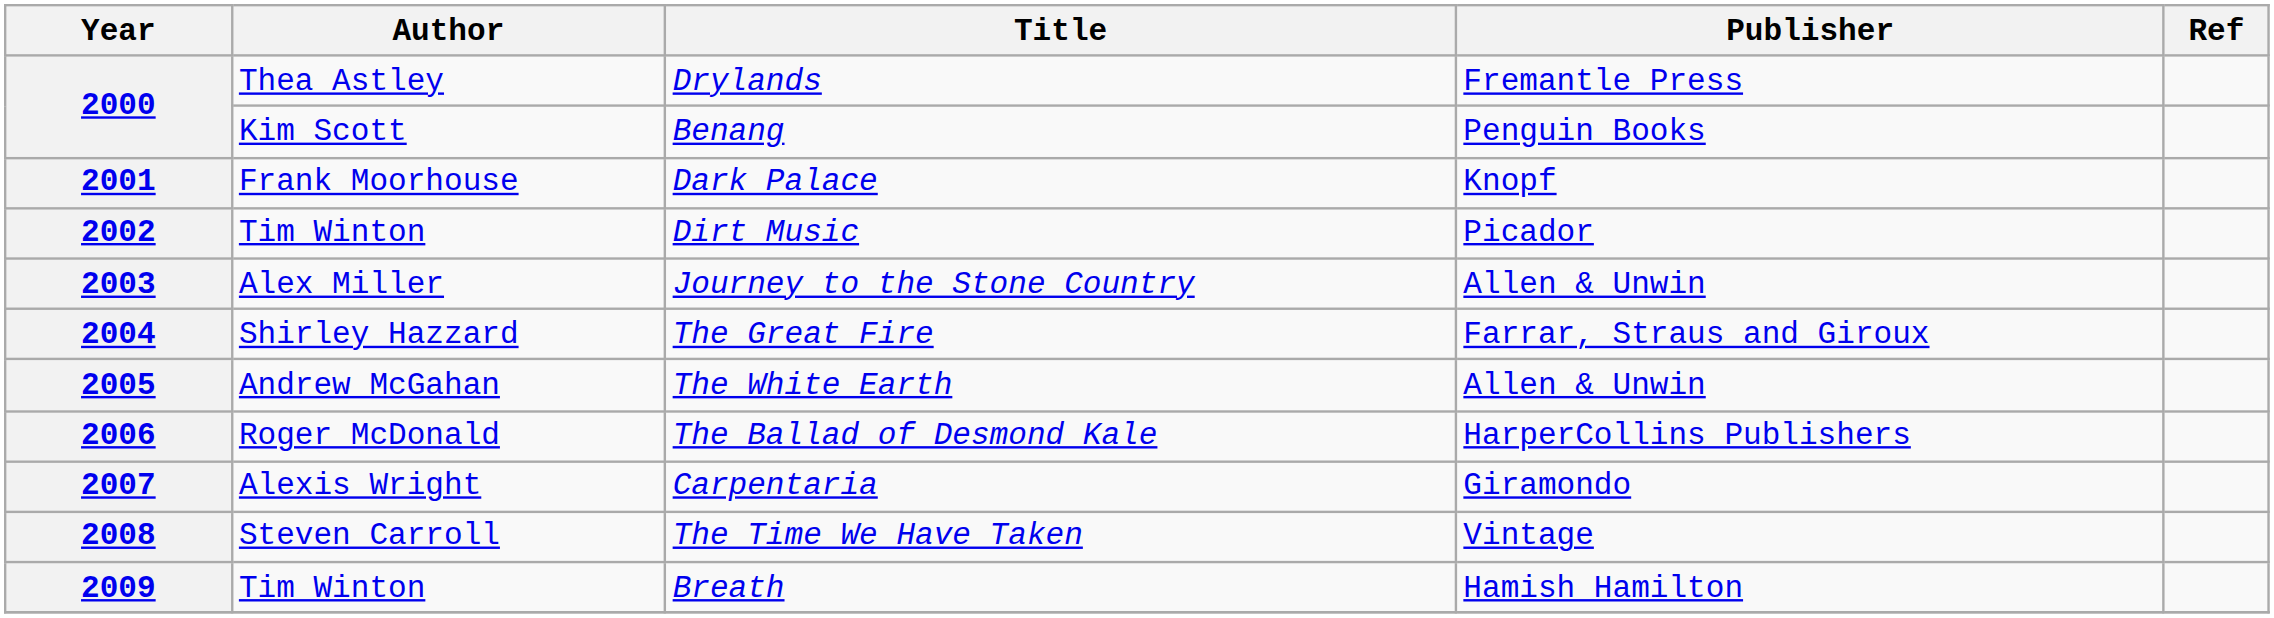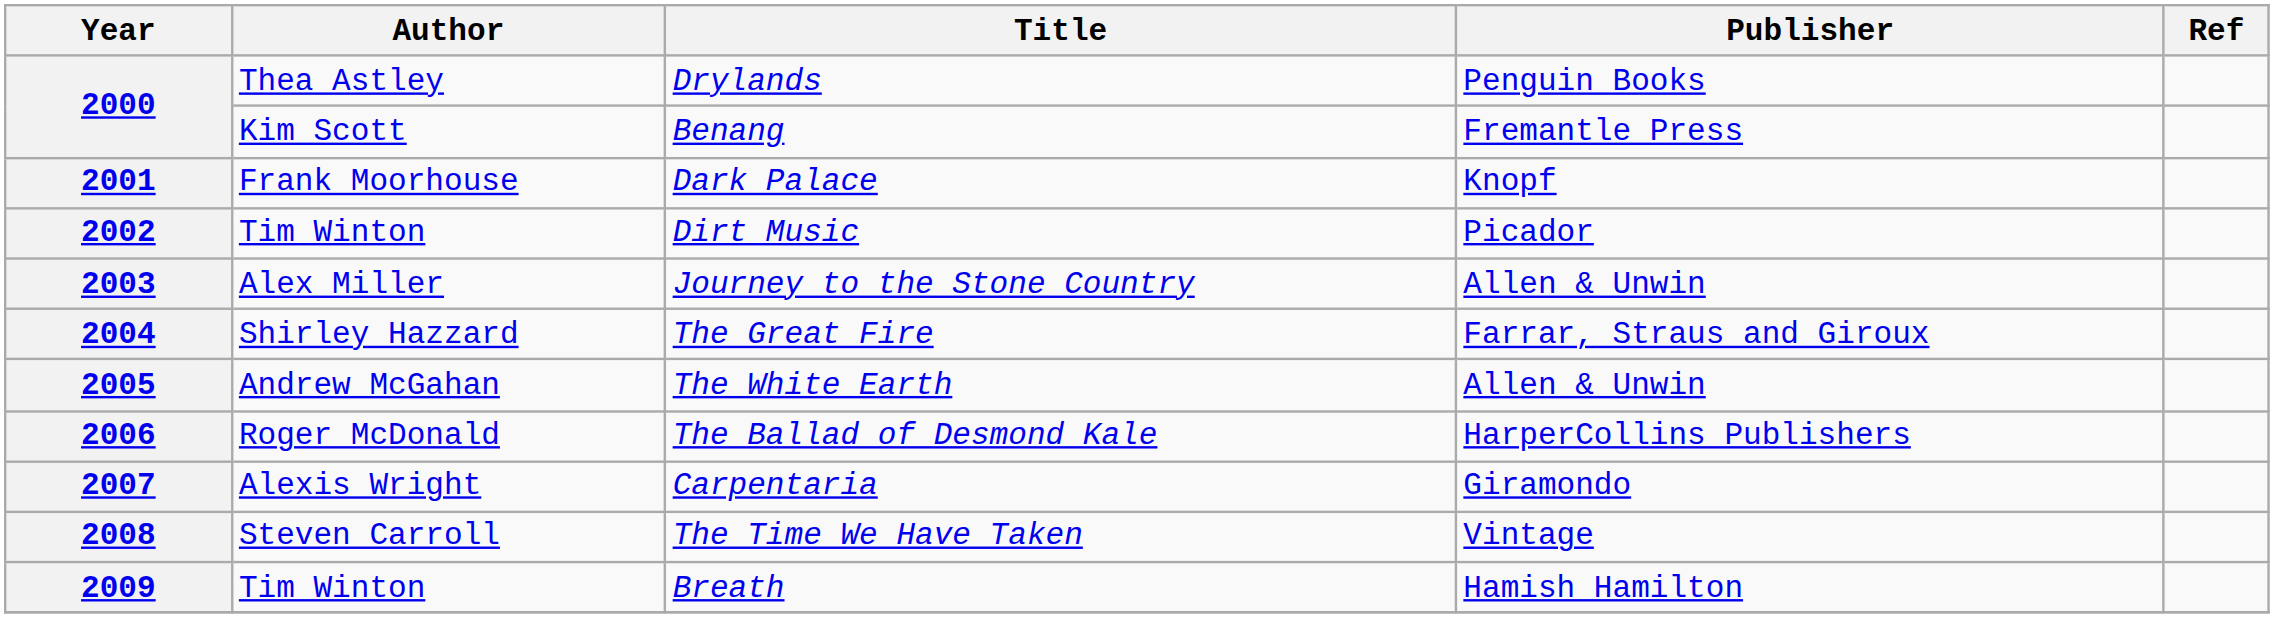(1603, 81) Fremantle Press -> (1585, 81) Penguin Books
(1585, 132) Penguin Books -> (1603, 132) Fremantle Press
